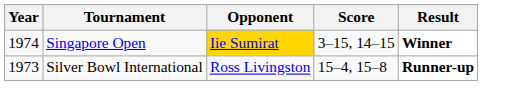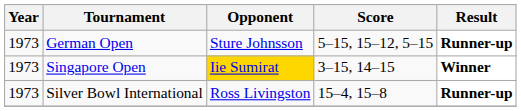+ row: (90, 43)
(24, 43) 1974 -> (24, 68) 1973
